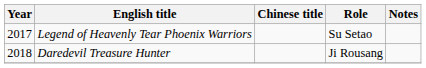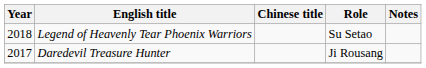(20, 33) 2017 -> (20, 33) 2018
(20, 53) 2018 -> (20, 53) 2017
